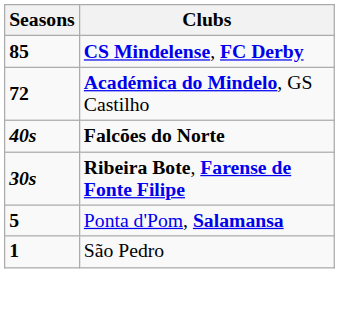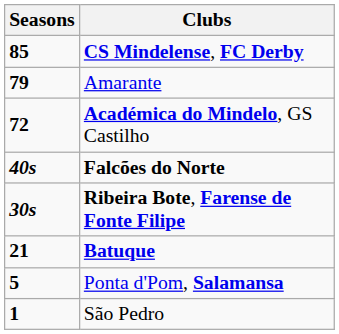+ row: (123, 82)
+ row: (119, 251)
